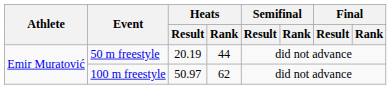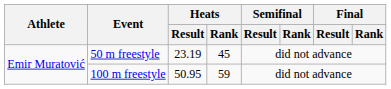(188, 54) 20.19 -> (188, 54) 23.19
(224, 54) 44 -> (224, 54) 45
(188, 74) 50.97 -> (188, 74) 50.95
(224, 74) 62 -> (224, 74) 59
